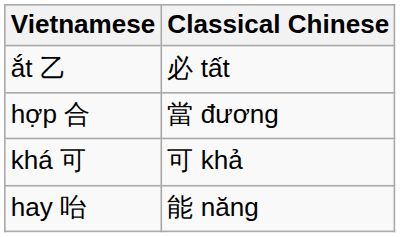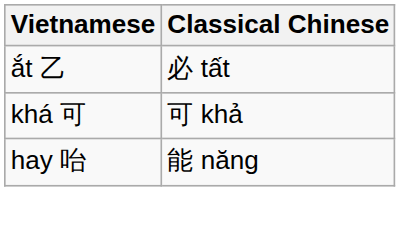- row: (51, 114)
